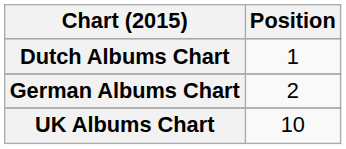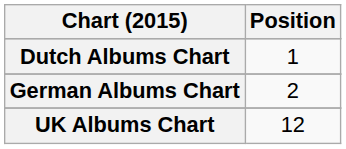(293, 125) 10 -> (293, 125) 12
